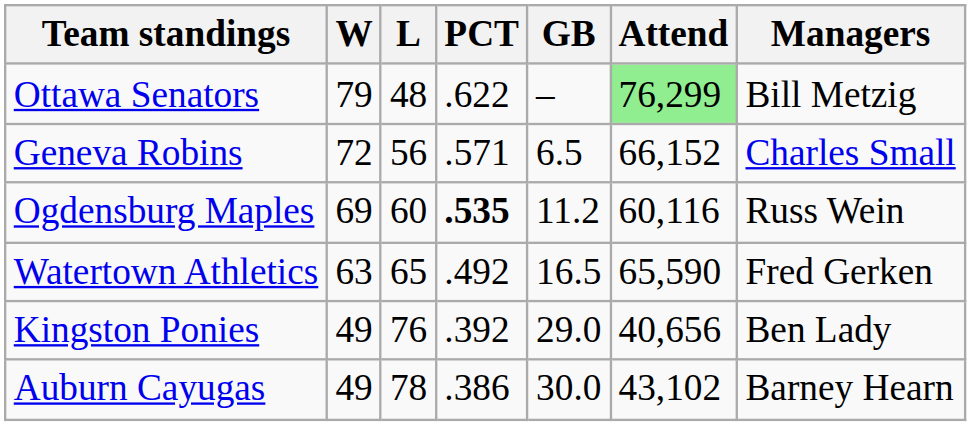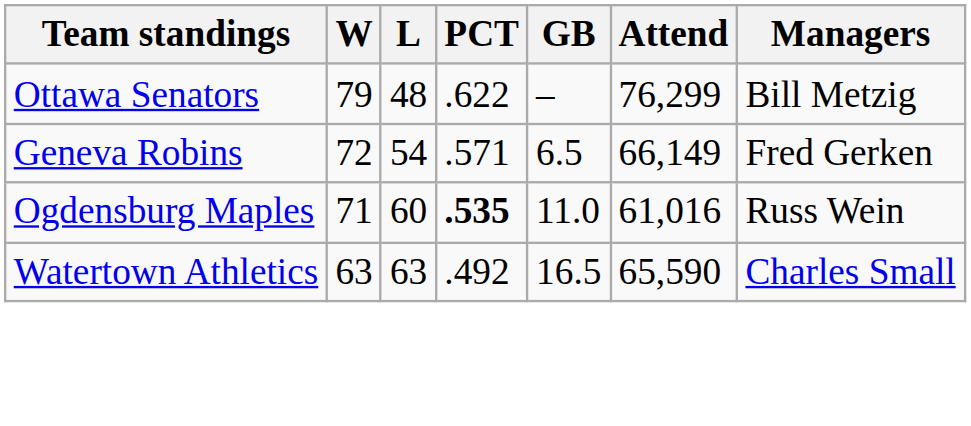(670, 93) lightgreen background -> (670, 93) no background
(409, 152) 56 -> (409, 152) 54
(670, 152) 66,152 -> (670, 152) 66,149
(851, 152) Charles Small -> (839, 152) Fred Gerken
(354, 211) 69 -> (354, 211) 71
(568, 211) 11.2 -> (568, 211) 11.0
(669, 211) 60,116 -> (670, 211) 61,016
(409, 270) 65 -> (409, 270) 63
(839, 270) Fred Gerken -> (851, 270) Charles Small
- row: (136, 329)
- row: (140, 388)
